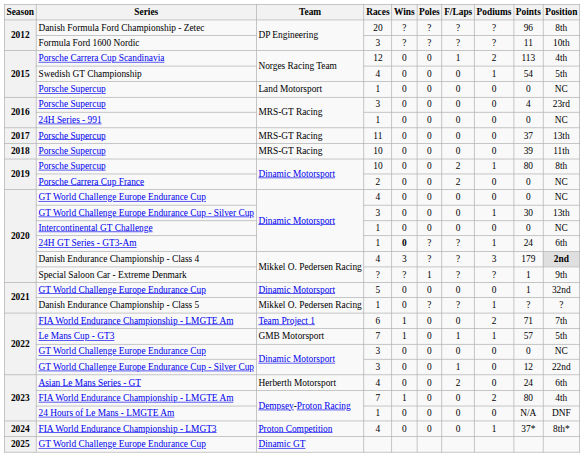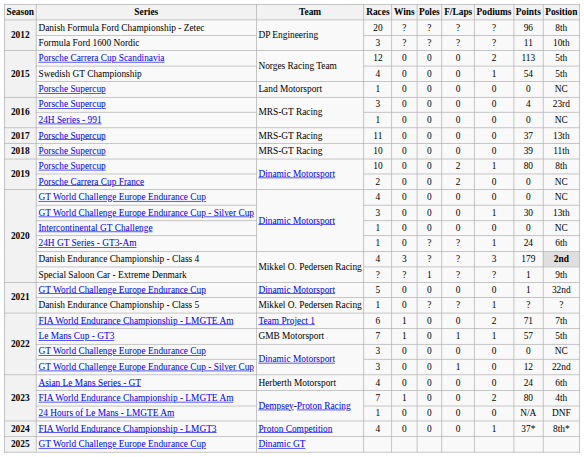(458, 58) 1 -> (458, 58) 0
(561, 58) 4th -> (561, 58) 5th
(404, 244) bold -> (404, 244) normal
(458, 383) 2 -> (458, 383) 0
